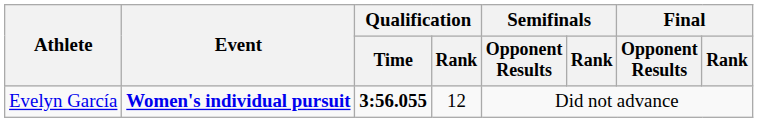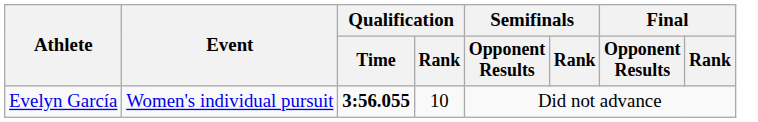(238, 101) bold -> (230, 101) normal
(456, 101) 12 -> (439, 101) 10
